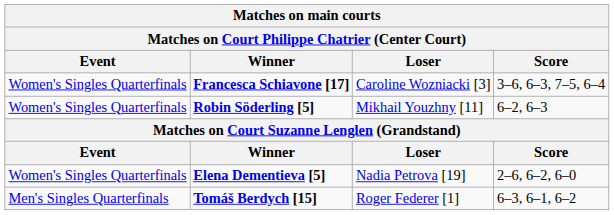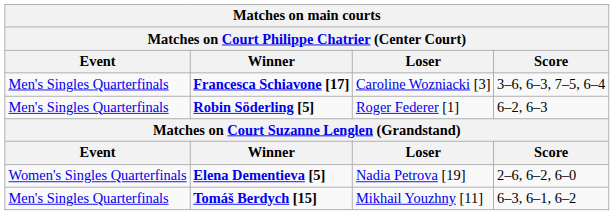(98, 84) Women's Singles Quarterfinals -> (89, 84) Men's Singles Quarterfinals
(98, 107) Women's Singles Quarterfinals -> (89, 107) Men's Singles Quarterfinals
(419, 107) Mikhail Youzhny [11] -> (408, 107) Roger Federer [1]
(408, 198) Roger Federer [1] -> (419, 198) Mikhail Youzhny [11]
